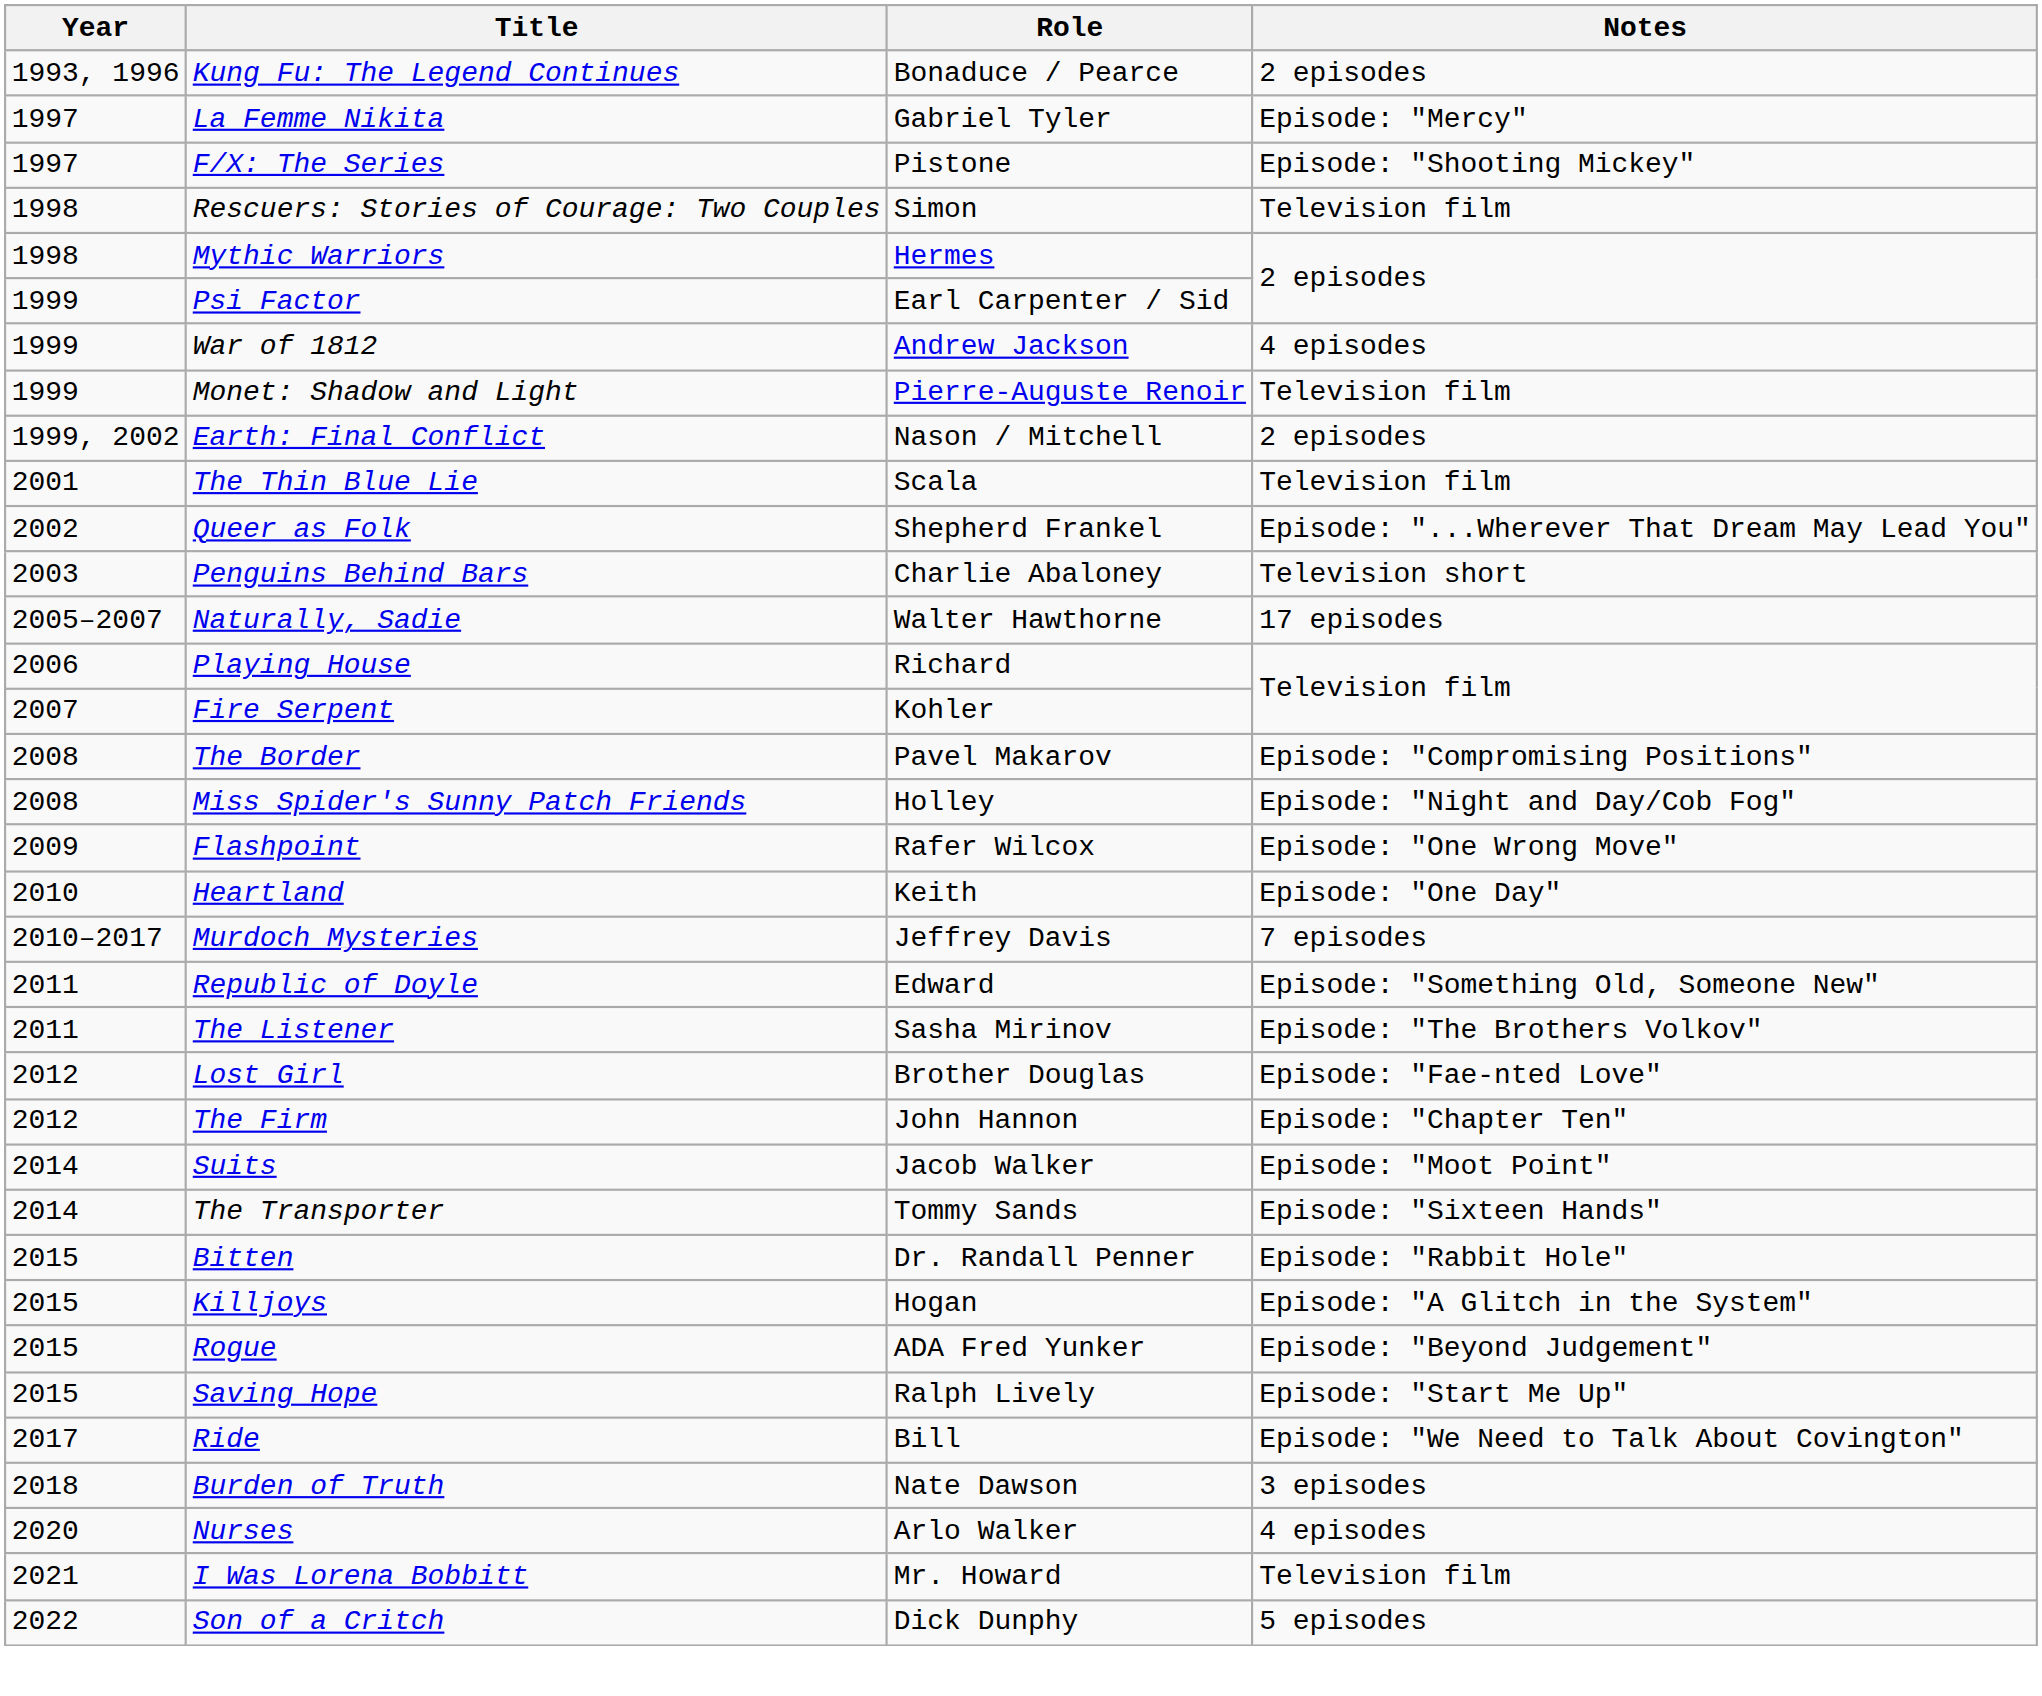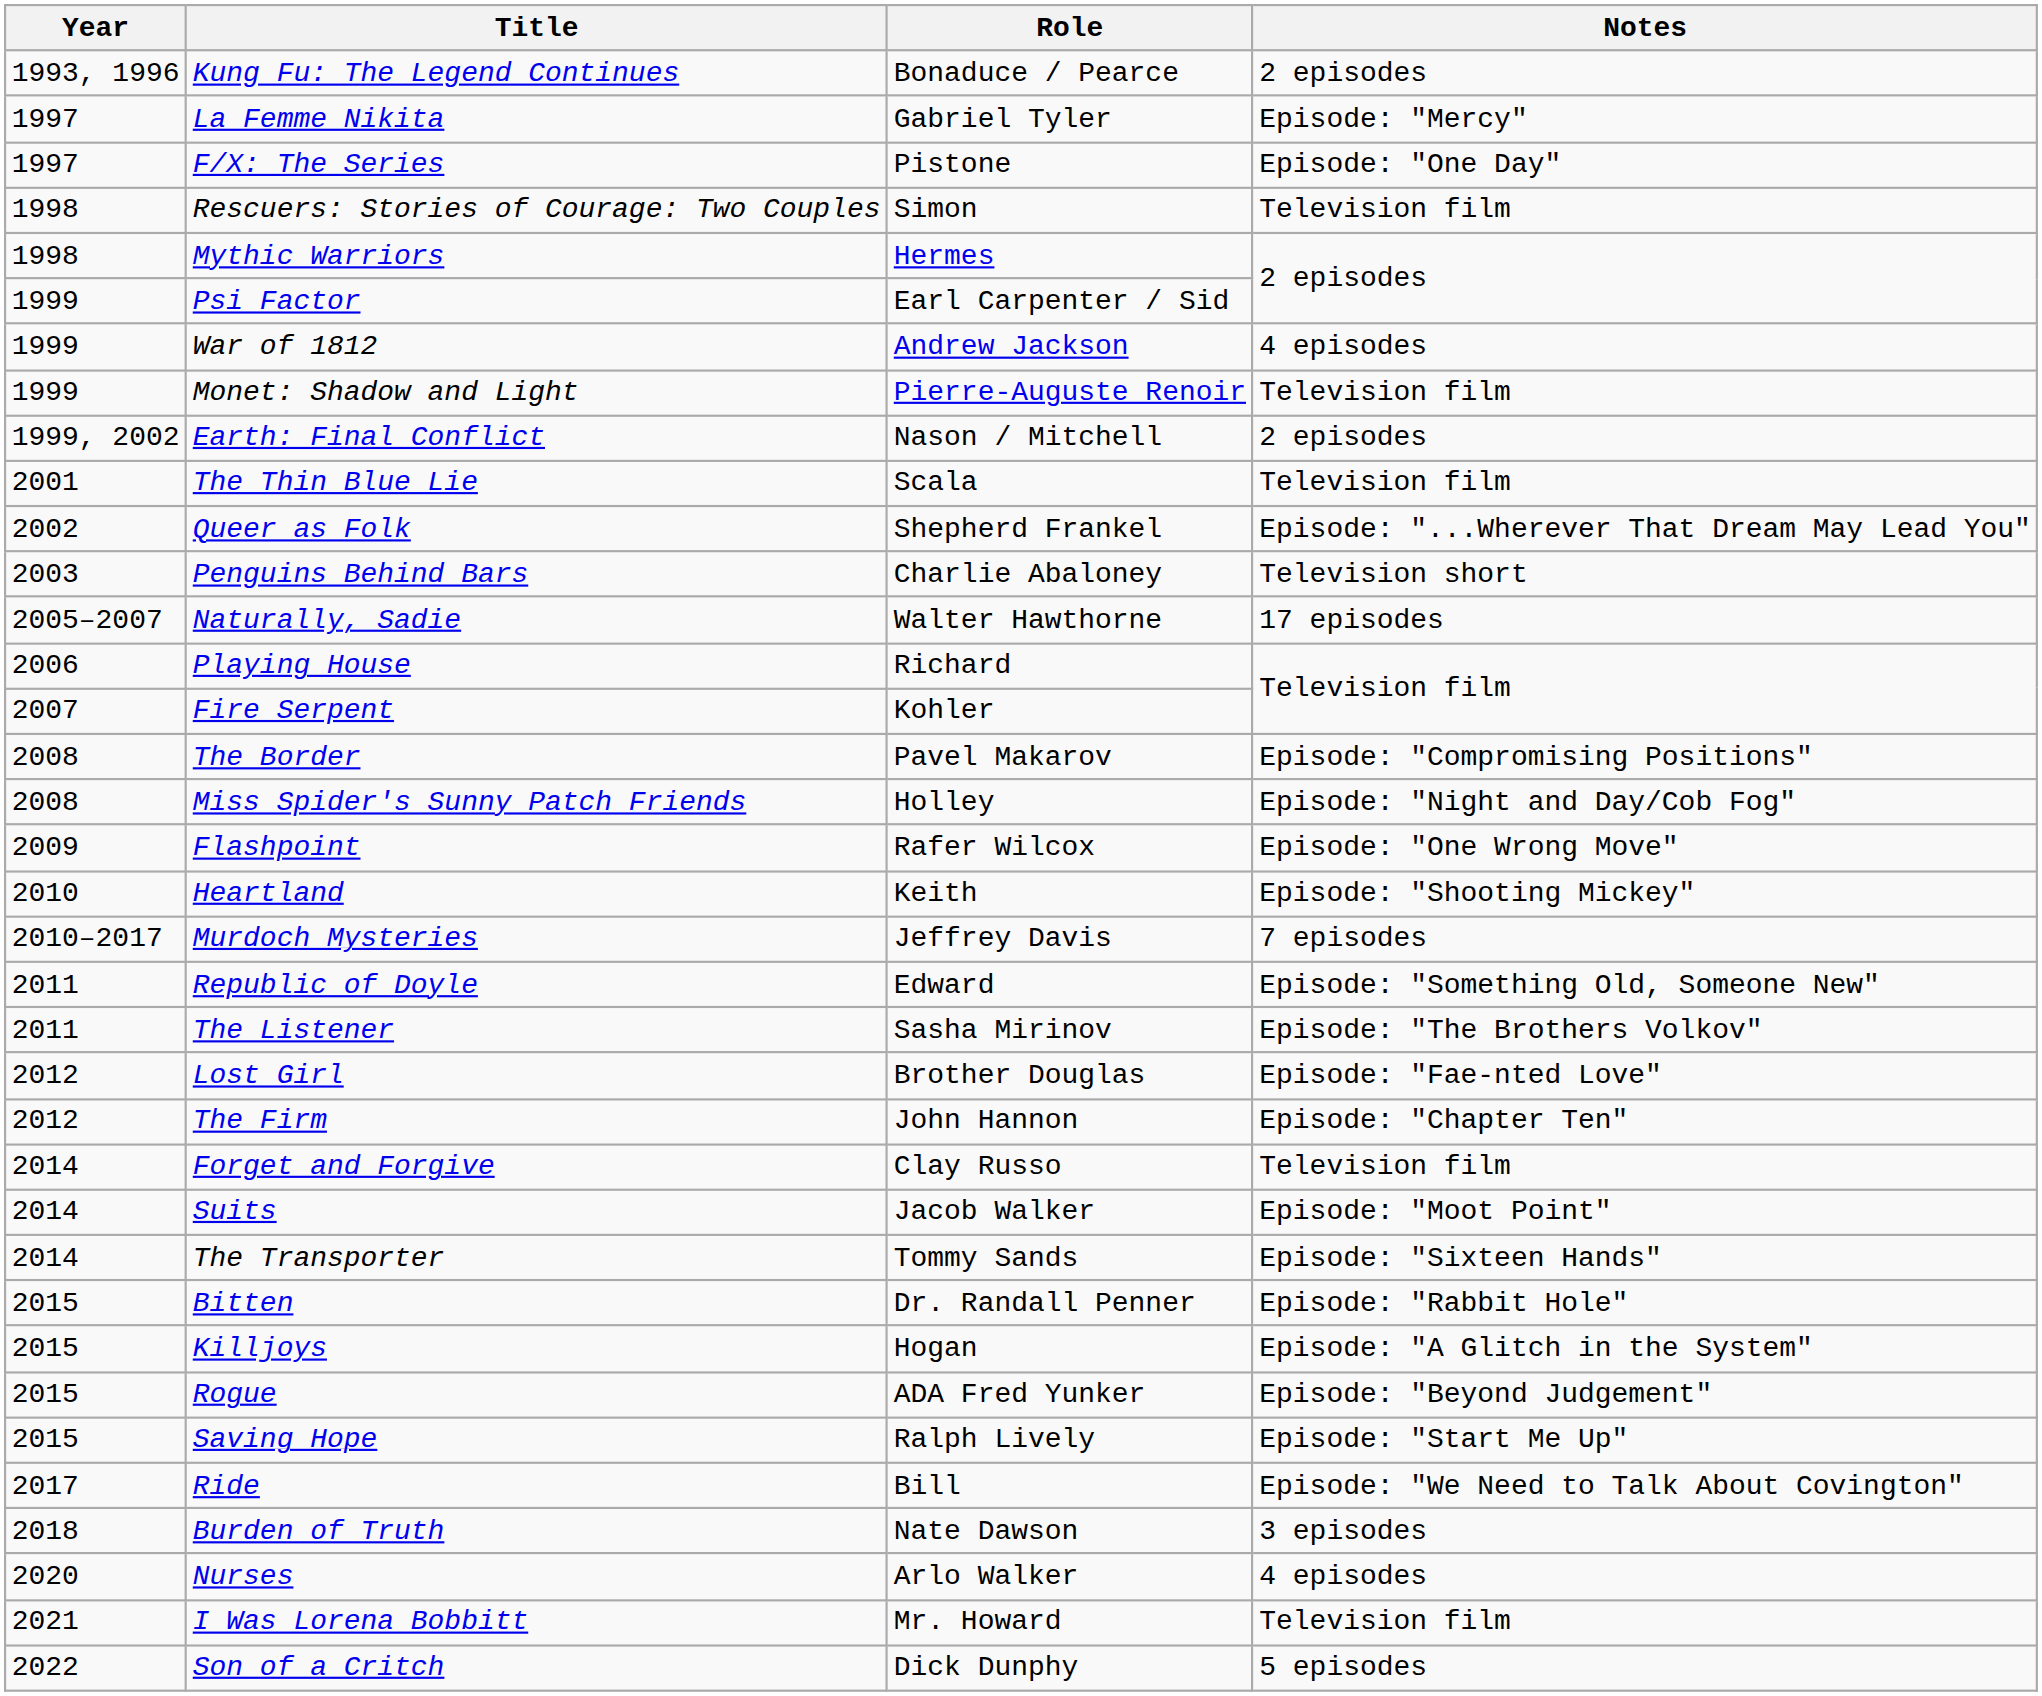(1477, 165) Episode: "Shooting Mickey" -> (1410, 165) Episode: "One Day"
(1410, 893) Episode: "One Day" -> (1477, 893) Episode: "Shooting Mickey"
+ row: (344, 1167)
